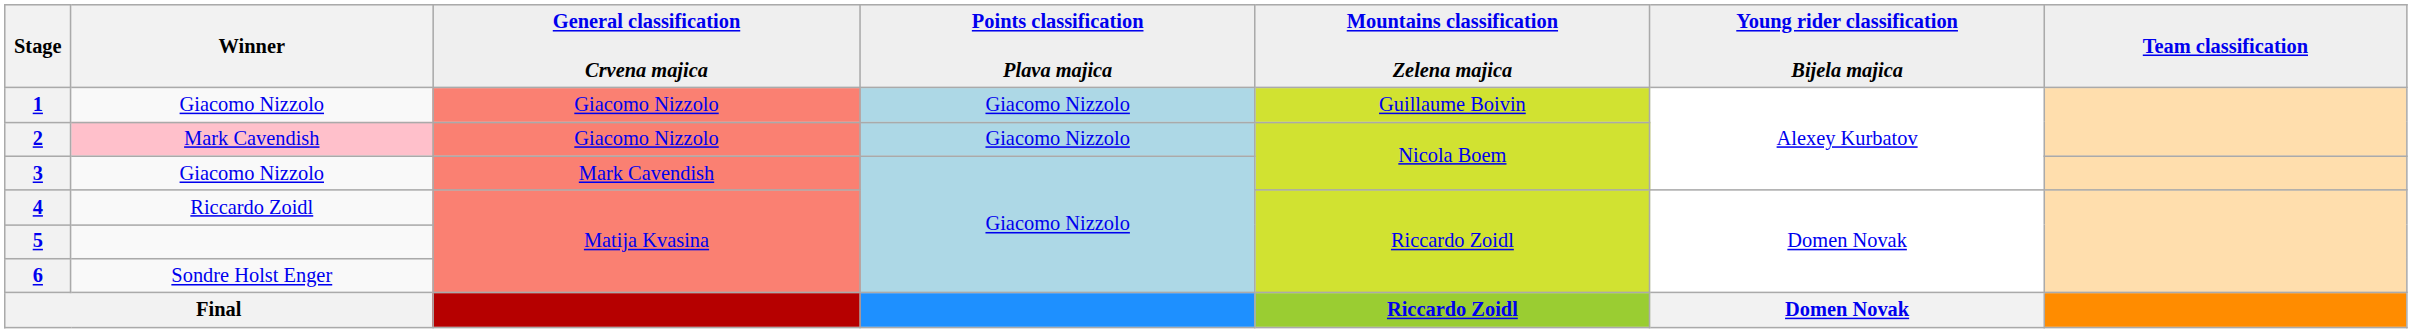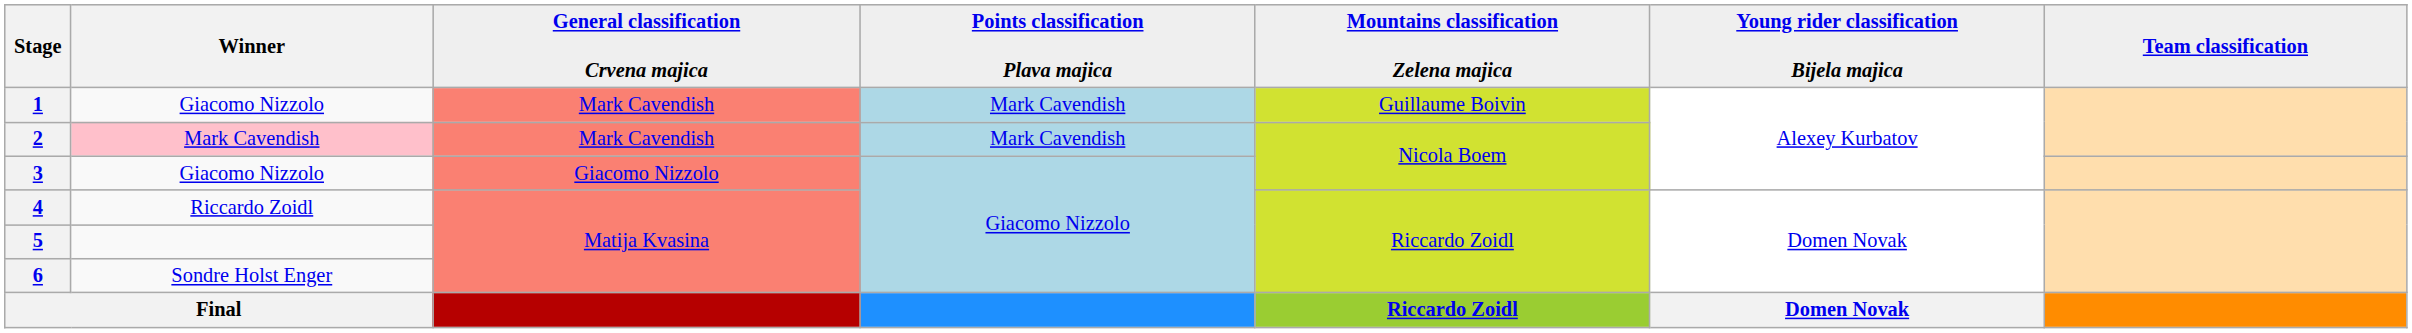(647, 104) Giacomo Nizzolo -> (647, 104) Mark Cavendish
(1058, 104) Giacomo Nizzolo -> (1058, 104) Mark Cavendish
(647, 139) Giacomo Nizzolo -> (647, 139) Mark Cavendish
(1058, 139) Giacomo Nizzolo -> (1058, 139) Mark Cavendish
(647, 173) Mark Cavendish -> (647, 173) Giacomo Nizzolo
